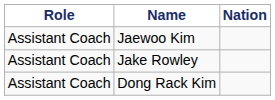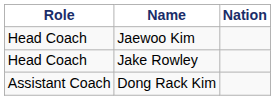(59, 38) Assistant Coach -> (47, 38) Head Coach
(59, 60) Assistant Coach -> (47, 60) Head Coach
